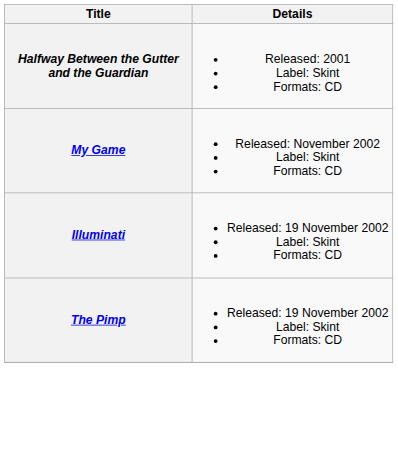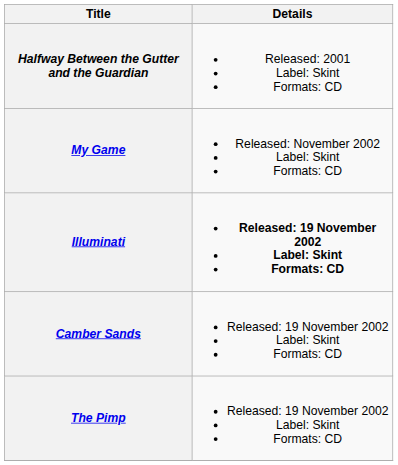(292, 242) normal -> (292, 249) bold
+ row: (98, 333)
